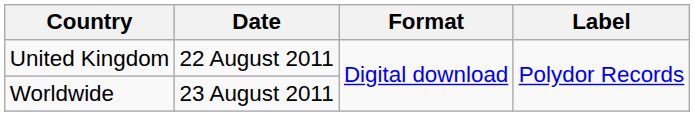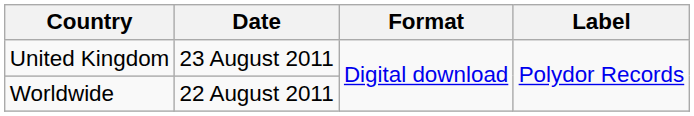(257, 57) 22 August 2011 -> (257, 57) 23 August 2011
(257, 93) 23 August 2011 -> (257, 93) 22 August 2011
